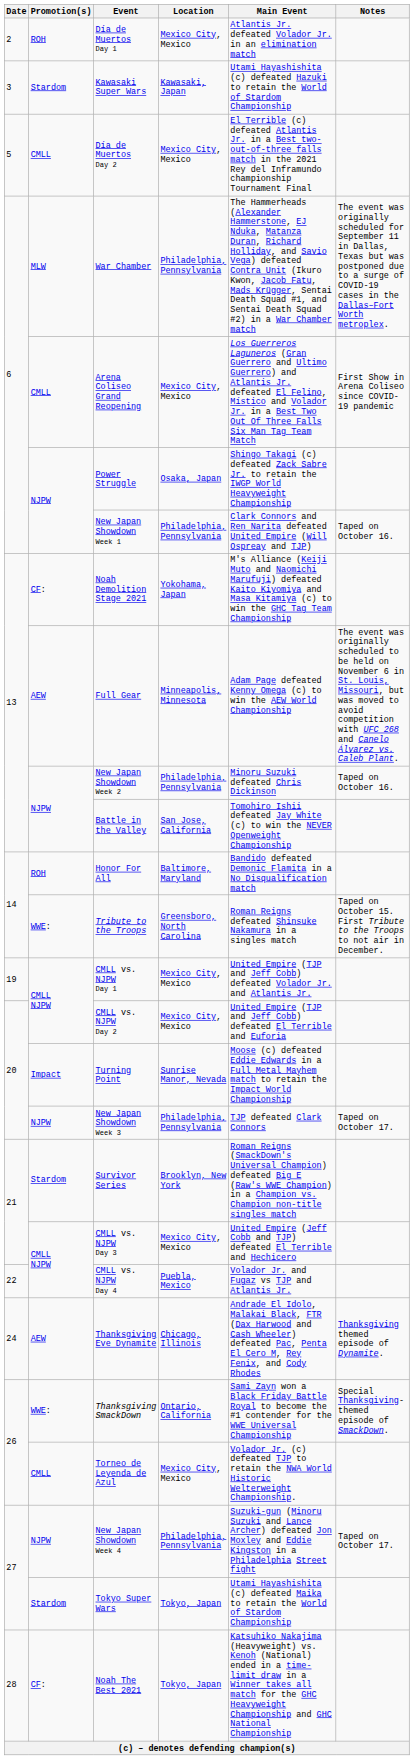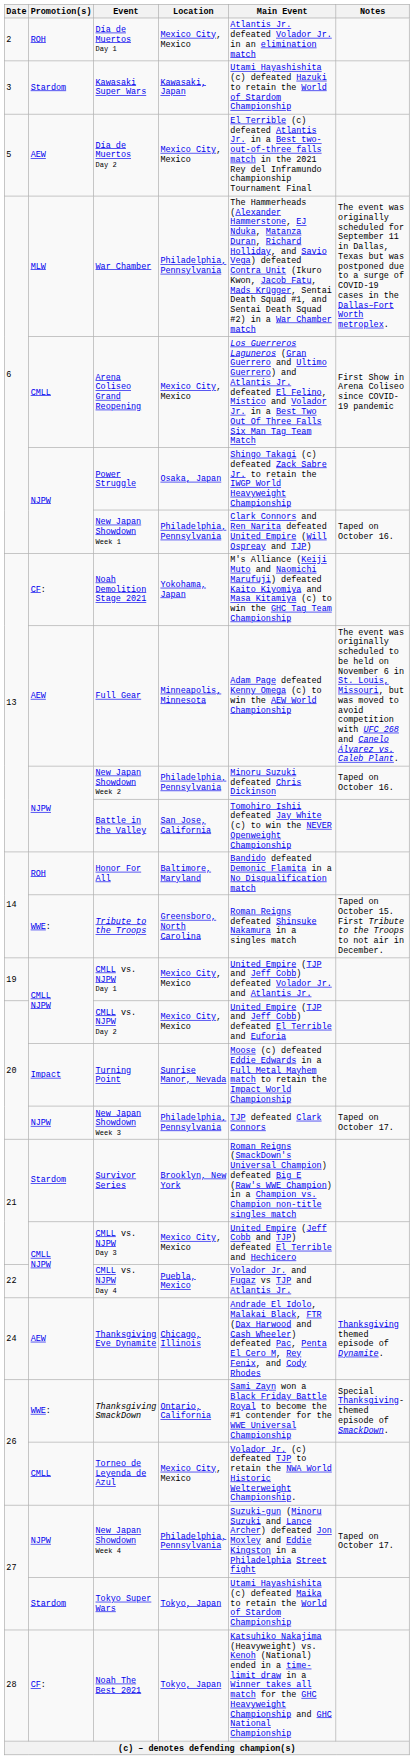(41, 155) CMLL -> (38, 155) AEW
